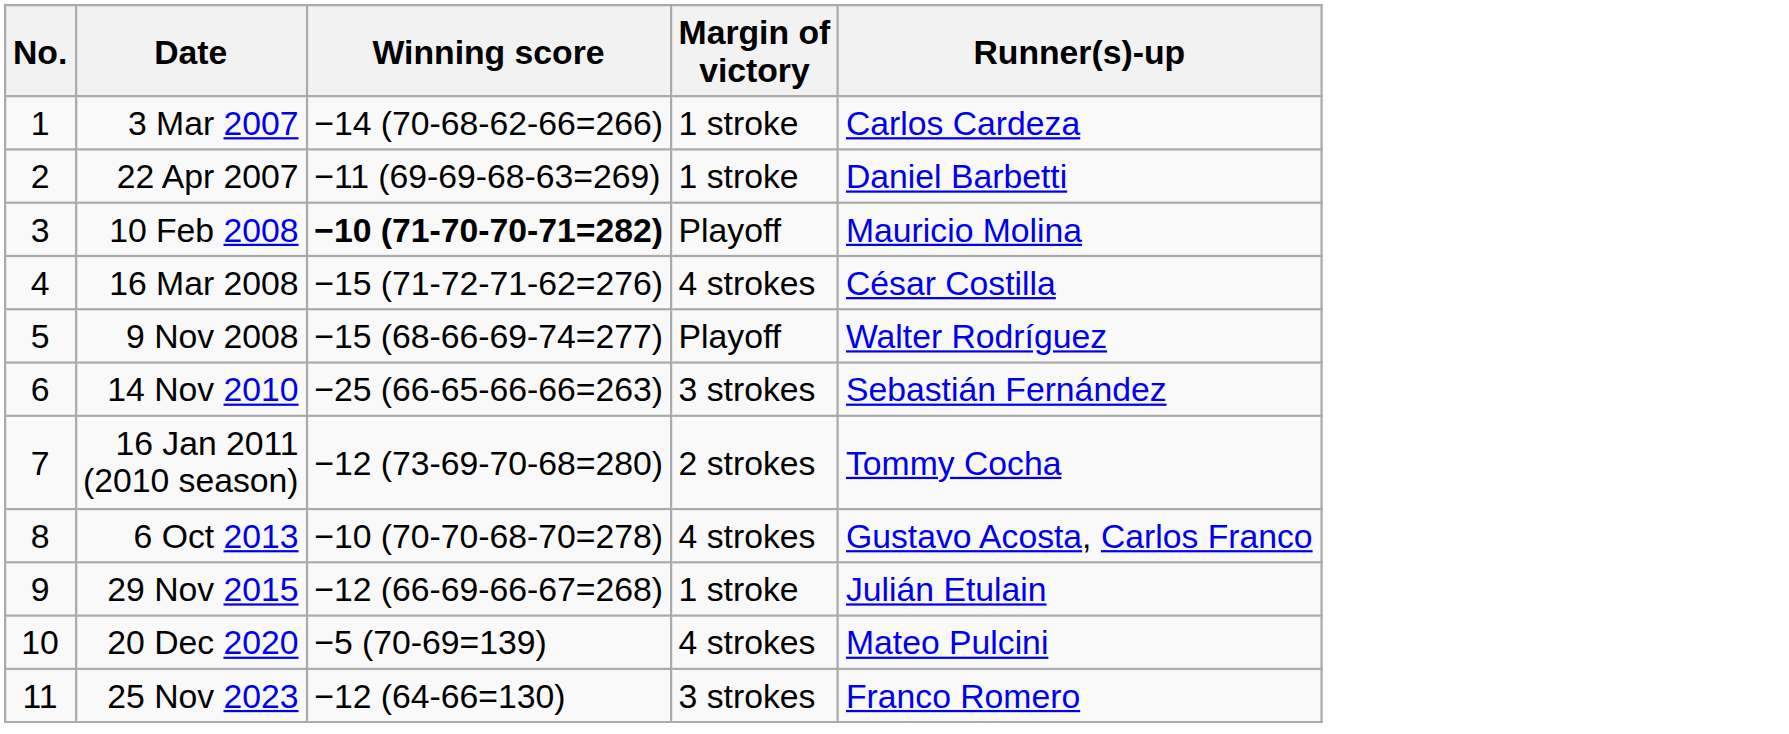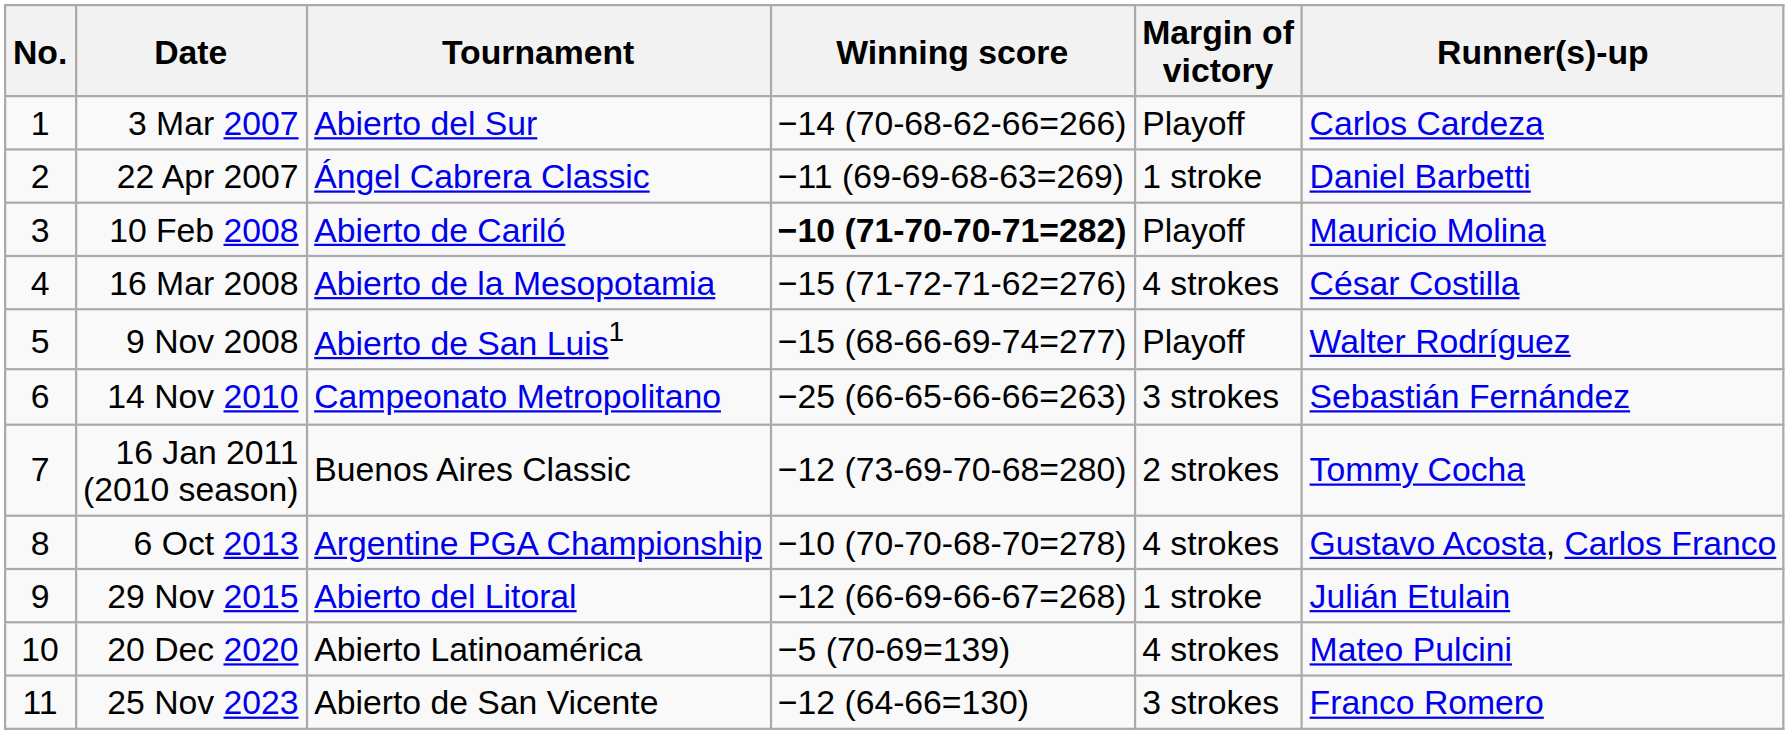+ column: (538, 51)
(739, 123) 1 stroke -> (1193, 123) Playoff
